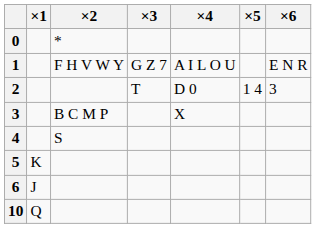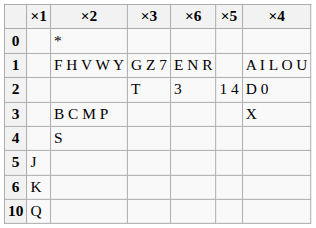columns swapped: (205, 16) <-> (288, 16)
(36, 162) K -> (33, 162) J
(33, 187) J -> (36, 187) K
